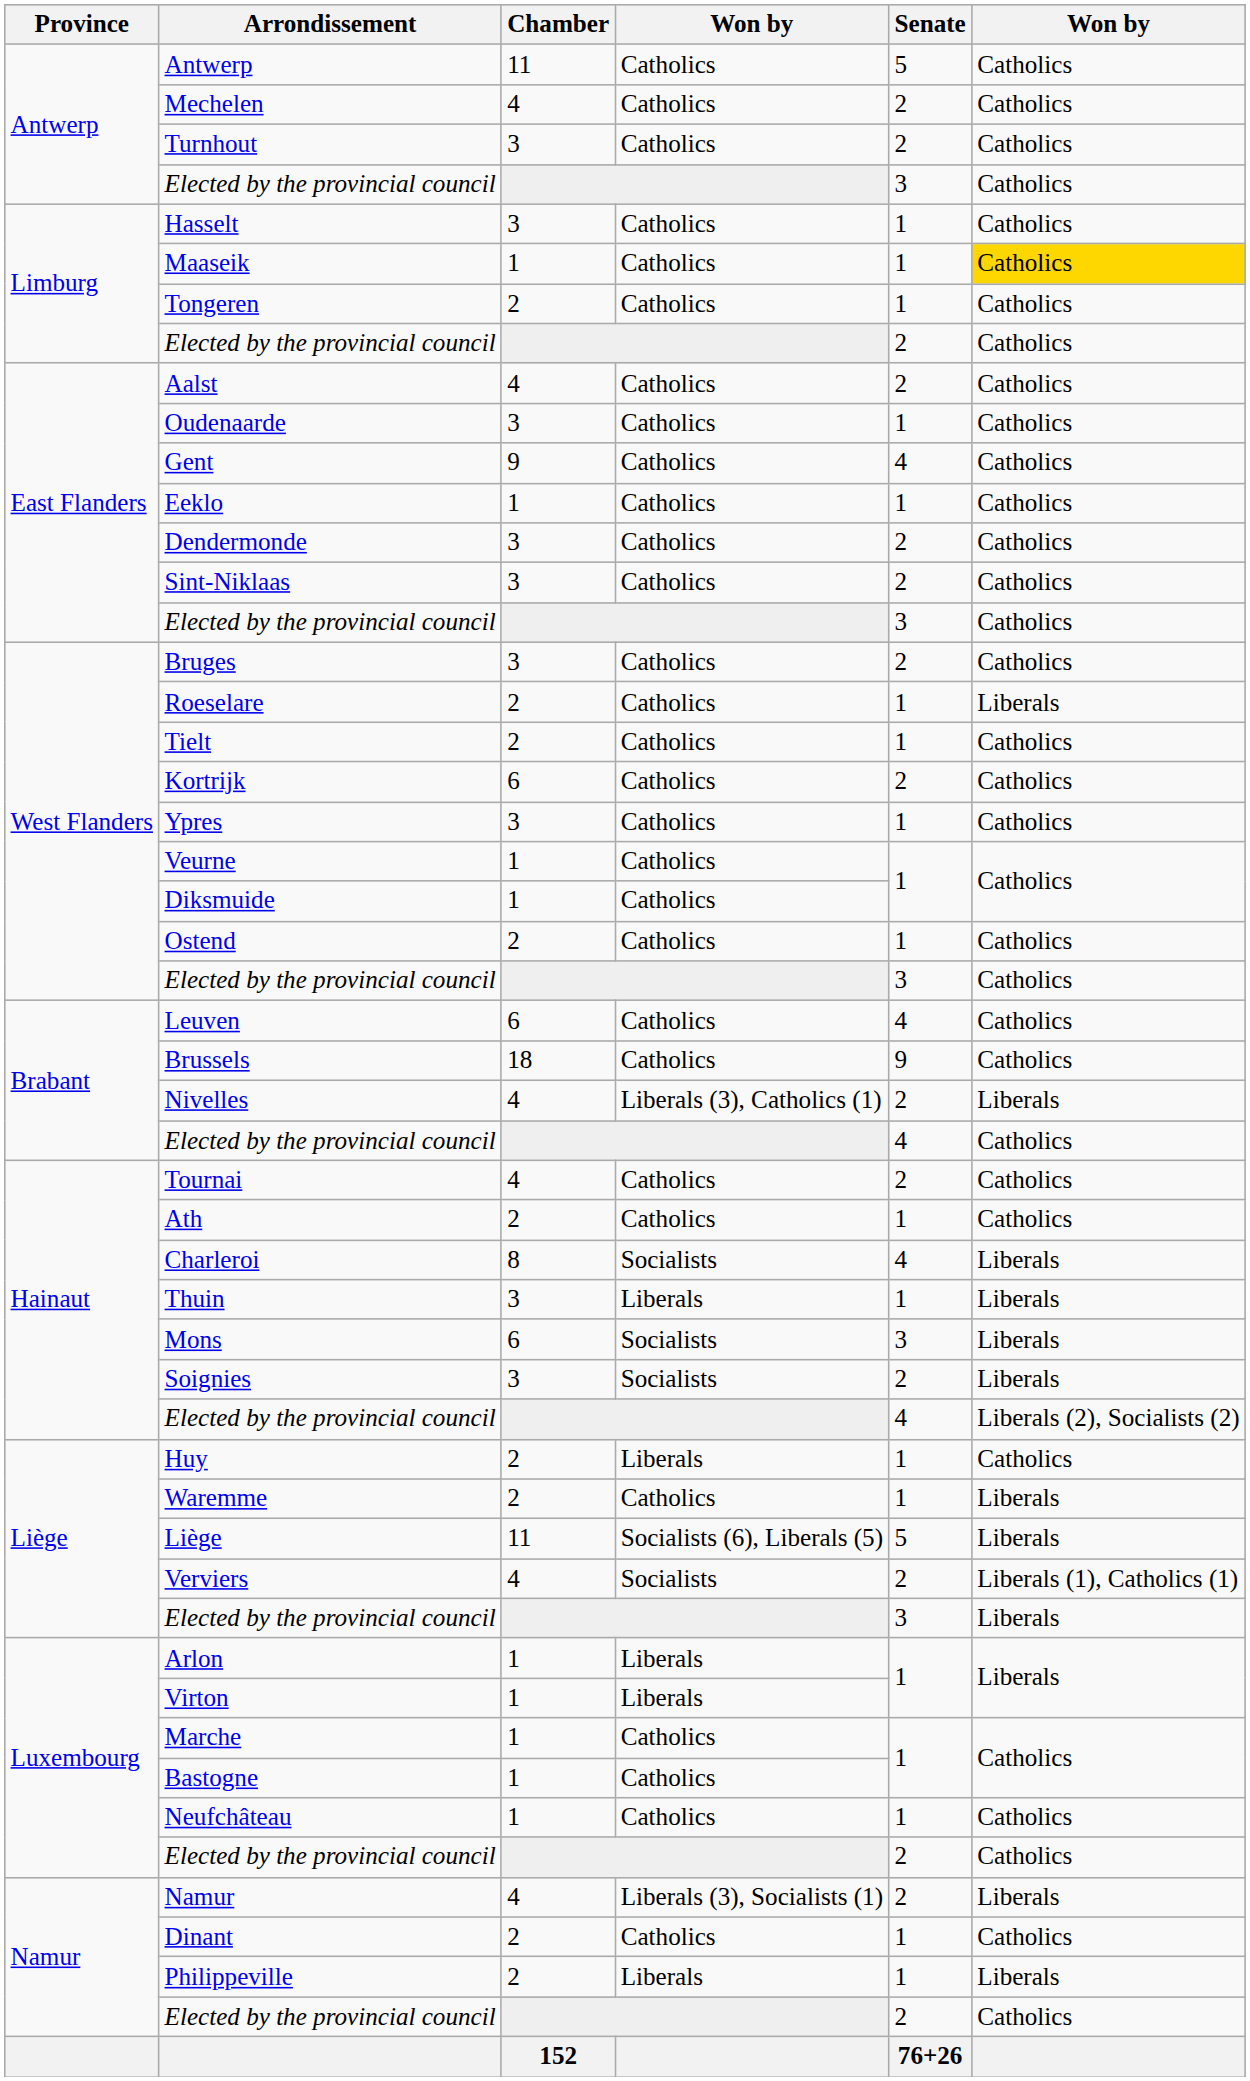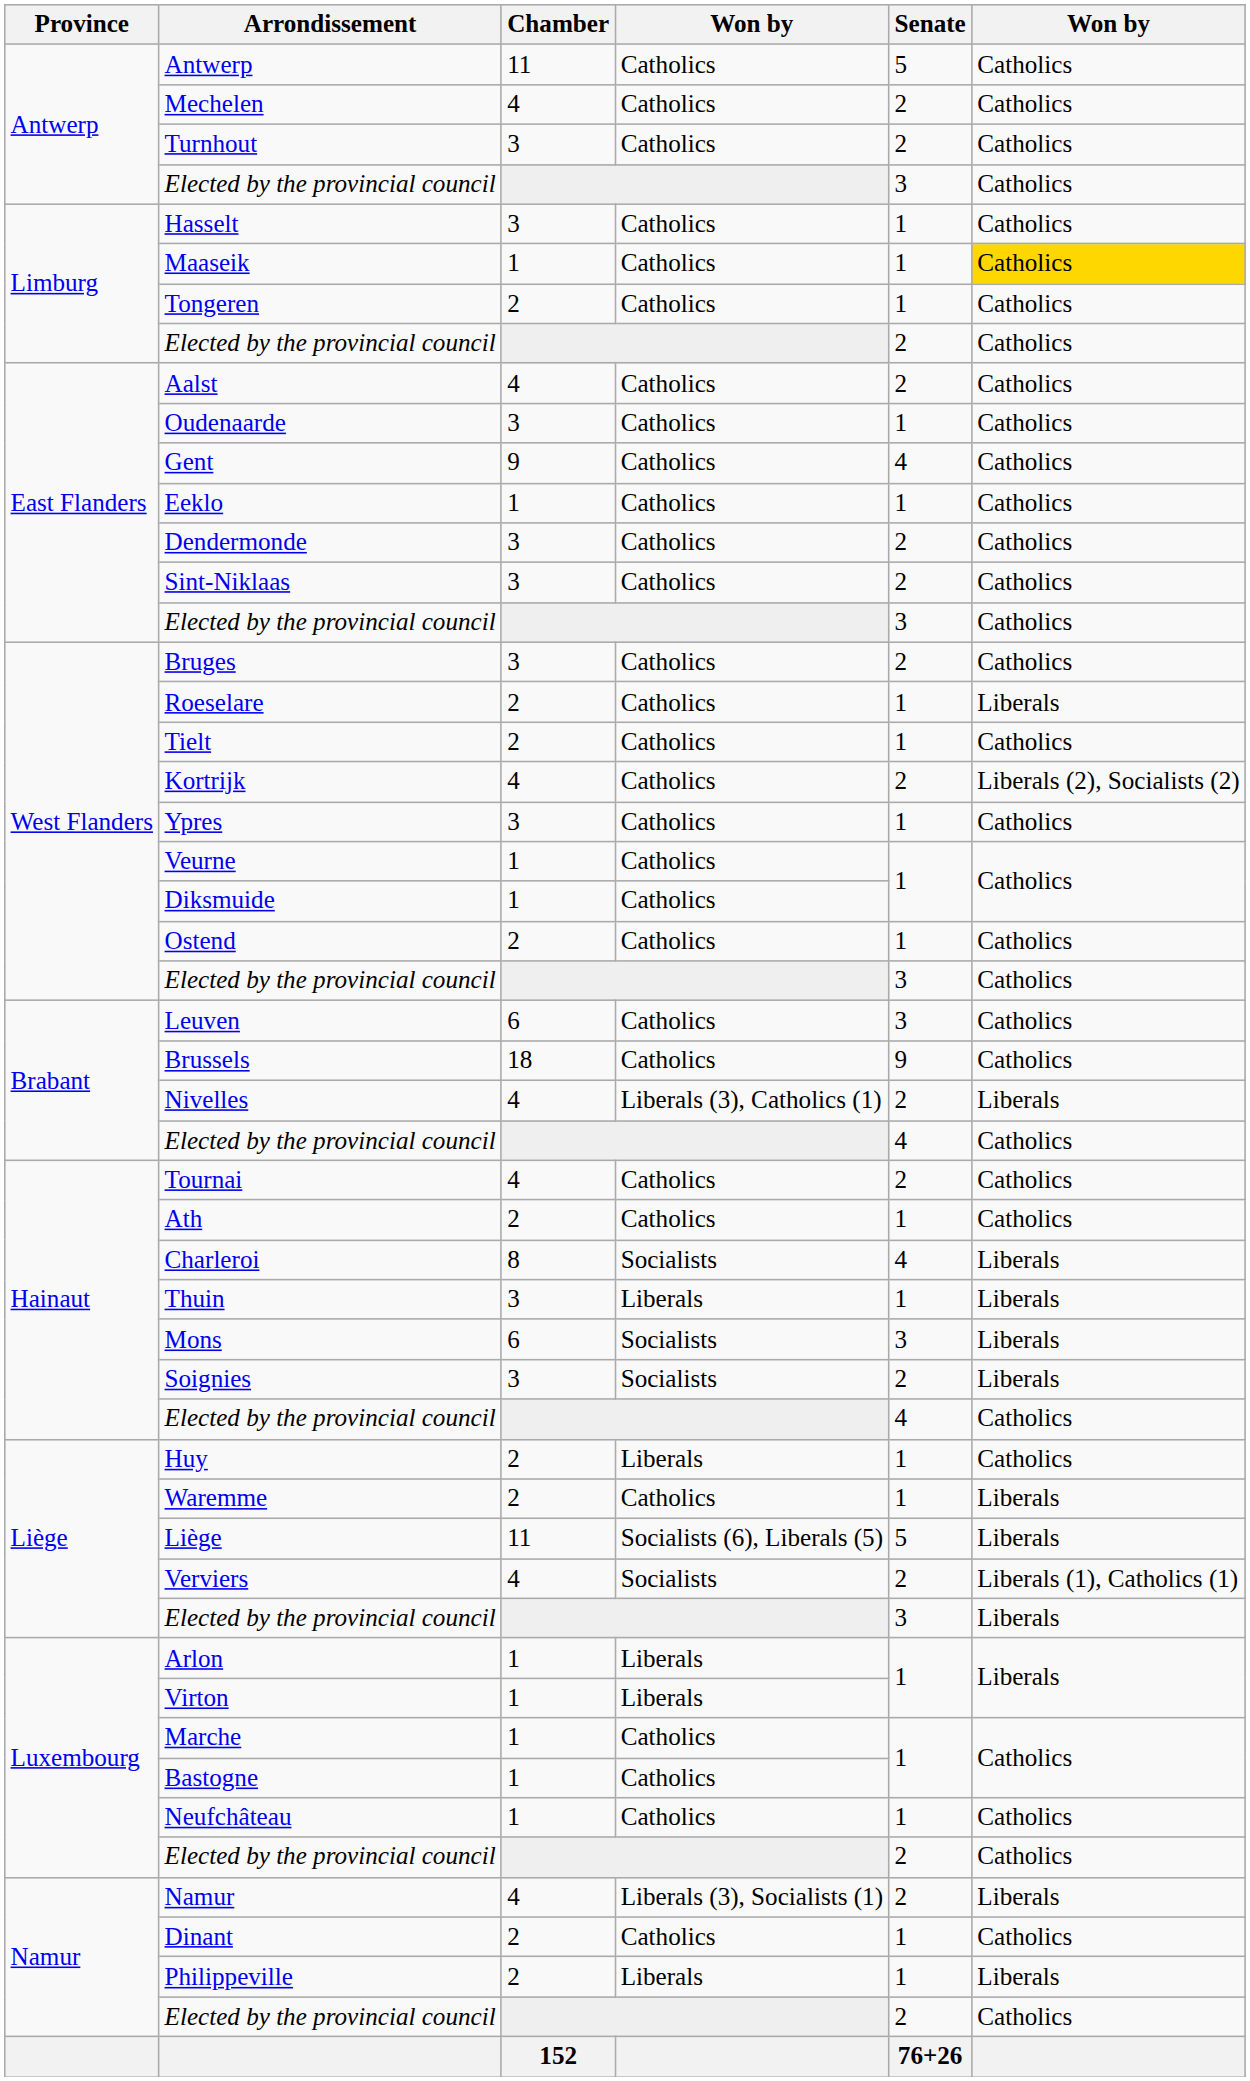(514, 781) 6 -> (514, 781) 4
(1025, 781) Catholics -> (1108, 781) Liberals (2), Socialists (2)
(901, 1020) 4 -> (901, 1020) 3
(1108, 1418) Liberals (2), Socialists (2) -> (1025, 1418) Catholics
